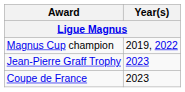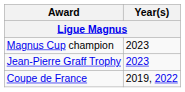(152, 45) 2019, 2022 -> (137, 45) 2023
(137, 78) 2023 -> (152, 78) 2019, 2022
